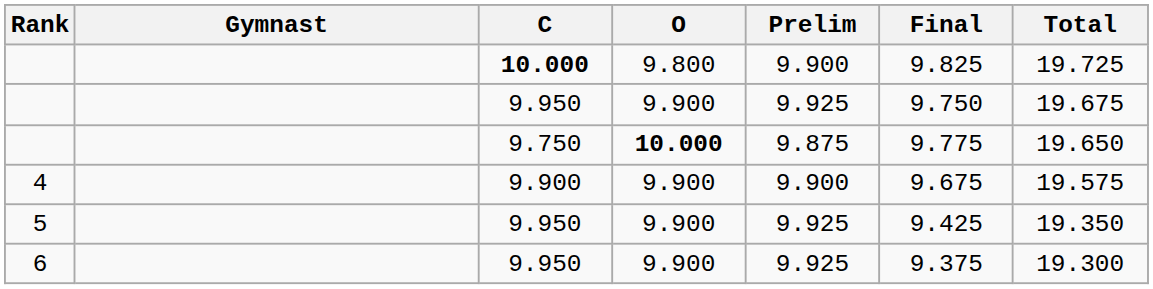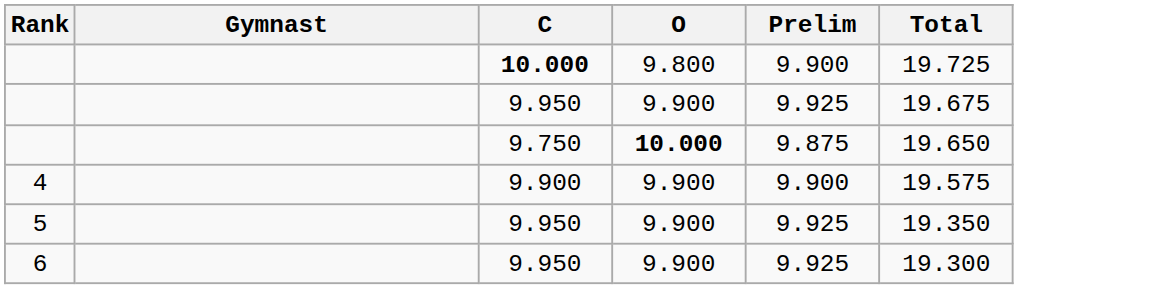- column: (946, 25)
